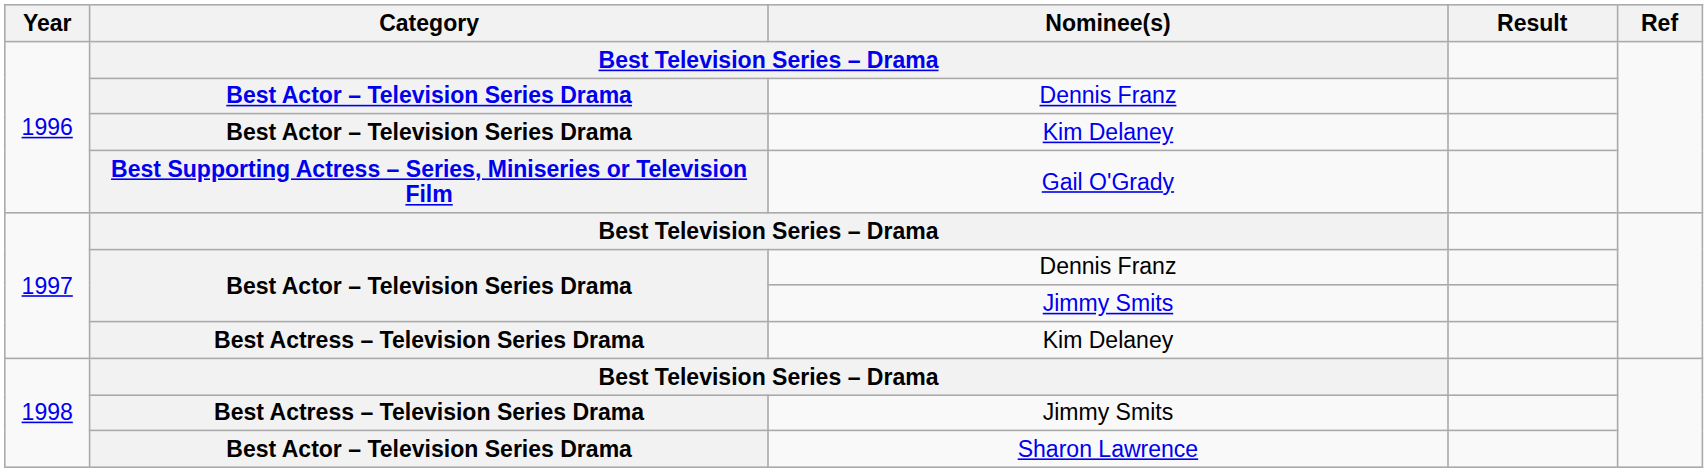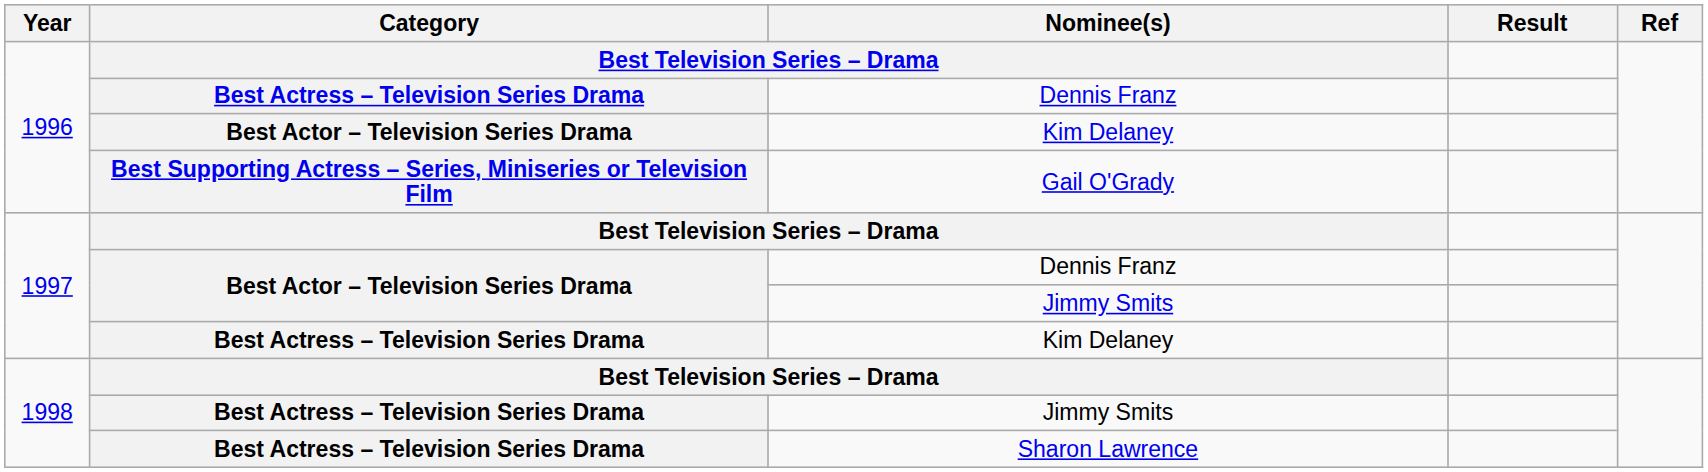(429, 96) Best Actor – Television Series Drama -> (429, 96) Best Actress – Television Series Drama
(429, 449) Best Actor – Television Series Drama -> (429, 449) Best Actress – Television Series Drama
